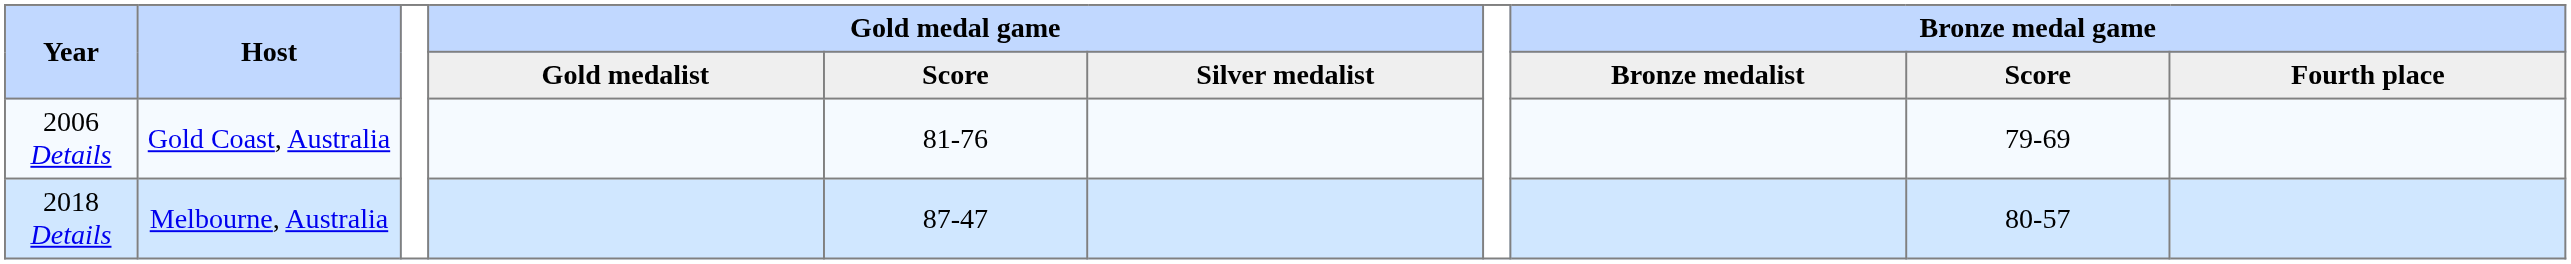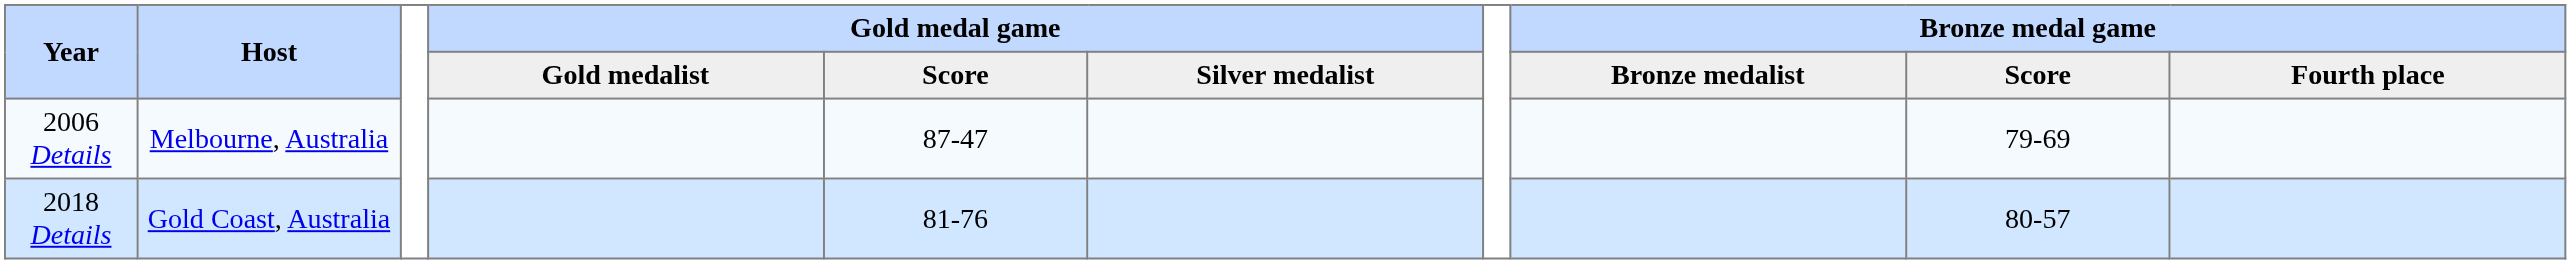(269, 138) Gold Coast, Australia -> (269, 138) Melbourne, Australia
(955, 138) 81-76 -> (955, 138) 87-47
(269, 218) Melbourne, Australia -> (269, 218) Gold Coast, Australia
(955, 218) 87-47 -> (955, 218) 81-76
